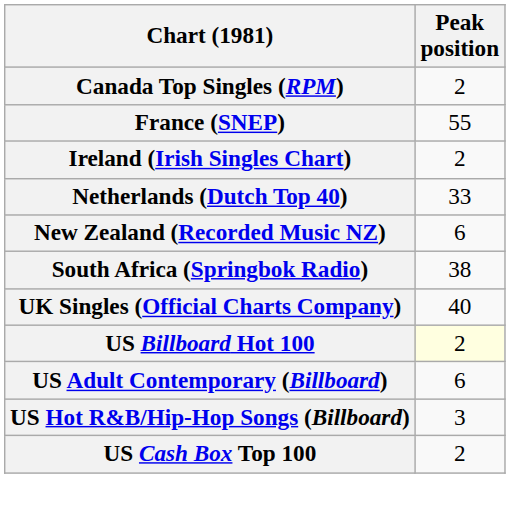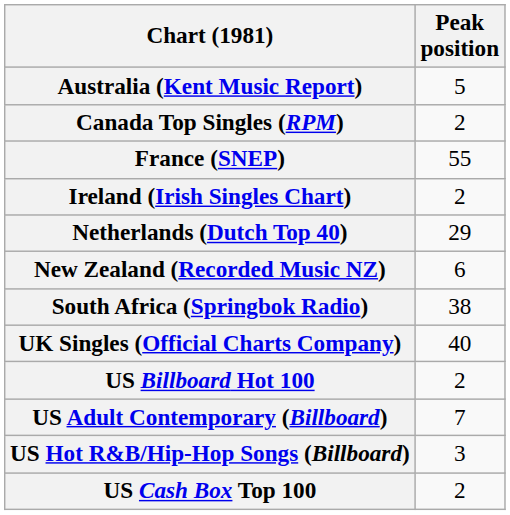+ row: (210, 85)
(460, 196) 33 -> (460, 232) 29
(460, 343) lightyellow background -> (460, 380) no background
(460, 380) 6 -> (460, 416) 7
